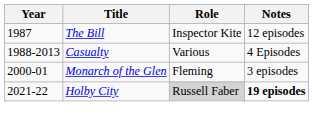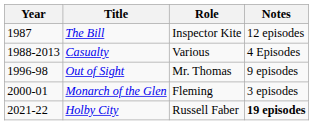+ row: (95, 71)
(206, 91) lightgrey background -> (206, 110) no background
